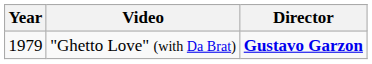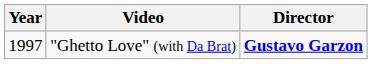(25, 44) 1979 -> (25, 44) 1997
